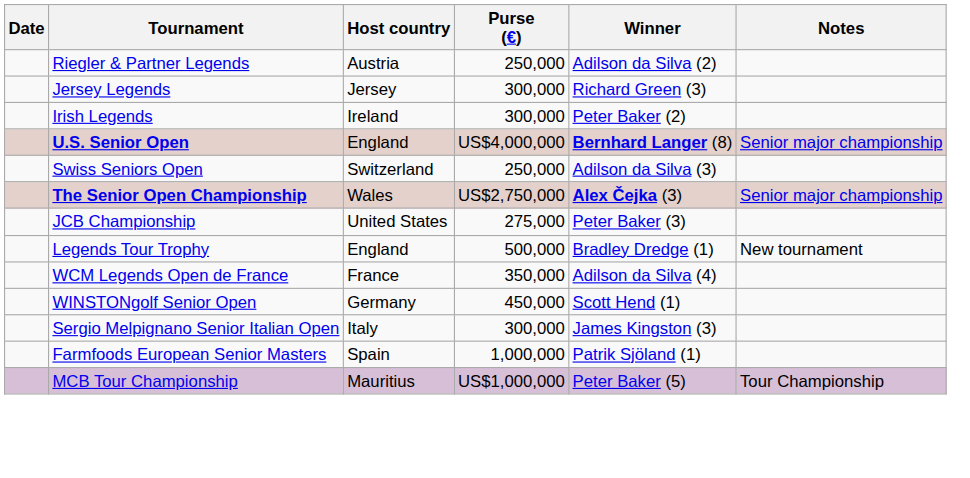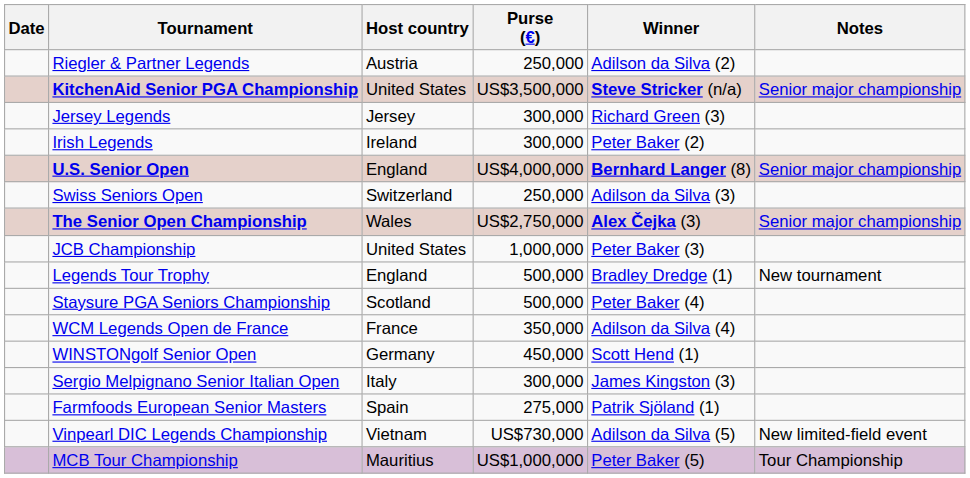+ row: (205, 90)
(535, 222) 275,000 -> (546, 248) 1,000,000
+ row: (191, 301)
(528, 354) 1,000,000 -> (553, 407) 275,000
+ row: (190, 434)
